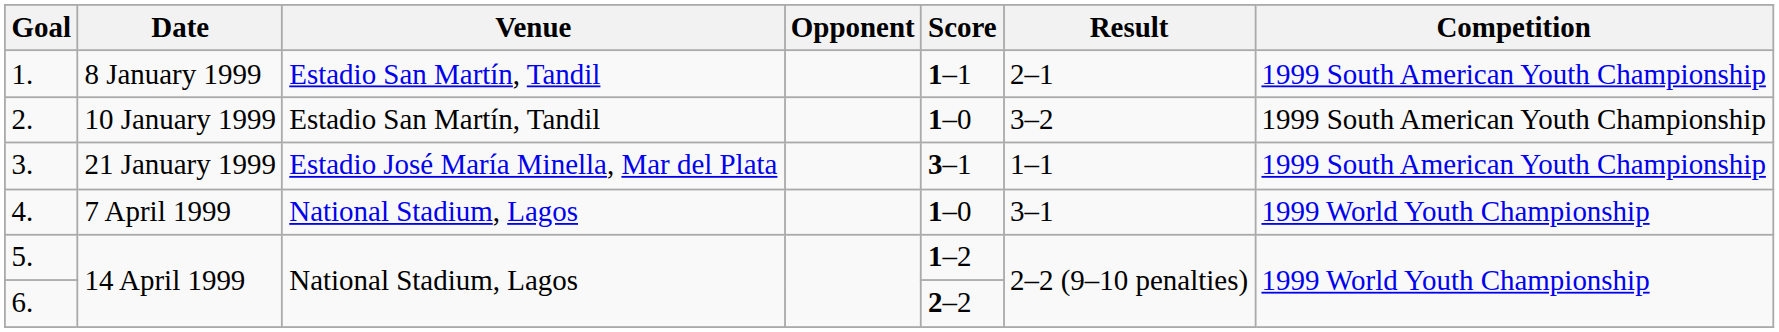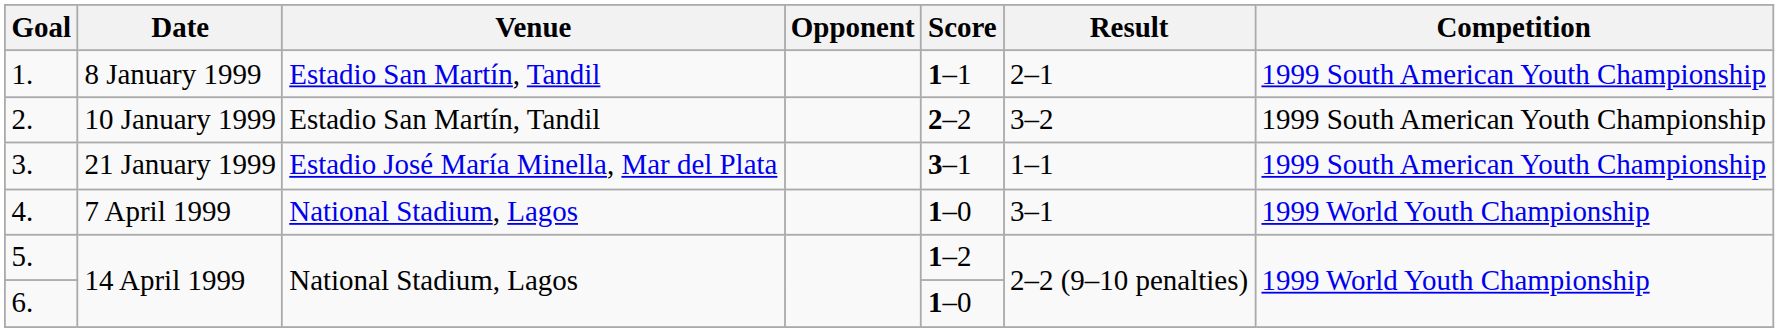(950, 119) 1–0 -> (950, 119) 2–2
(950, 303) 2–2 -> (950, 303) 1–0
